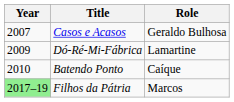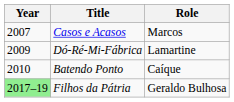(187, 32) Geraldo Bulhosa -> (165, 32) Marcos
(165, 87) Marcos -> (187, 87) Geraldo Bulhosa
